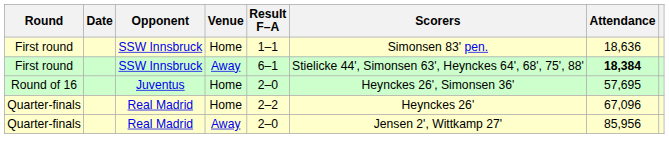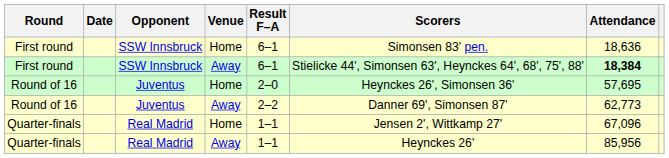(268, 47) 1–1 -> (268, 47) 6–1
+ row: (44, 104)
(268, 104) 2–2 -> (268, 124) 1–1
(438, 104) Heynckes 26' -> (438, 124) Jensen 2', Wittkamp 27'
(268, 124) 2–0 -> (268, 143) 1–1
(438, 124) Jensen 2', Wittkamp 27' -> (438, 143) Heynckes 26'
